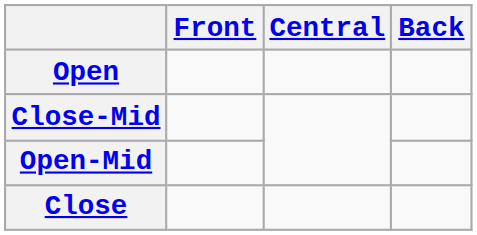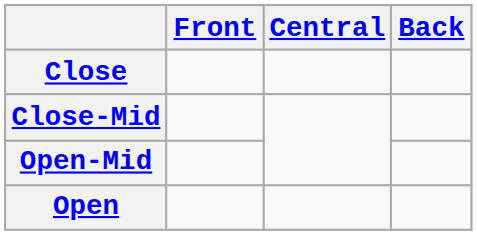rows swapped: (86, 207) <-> (86, 72)
